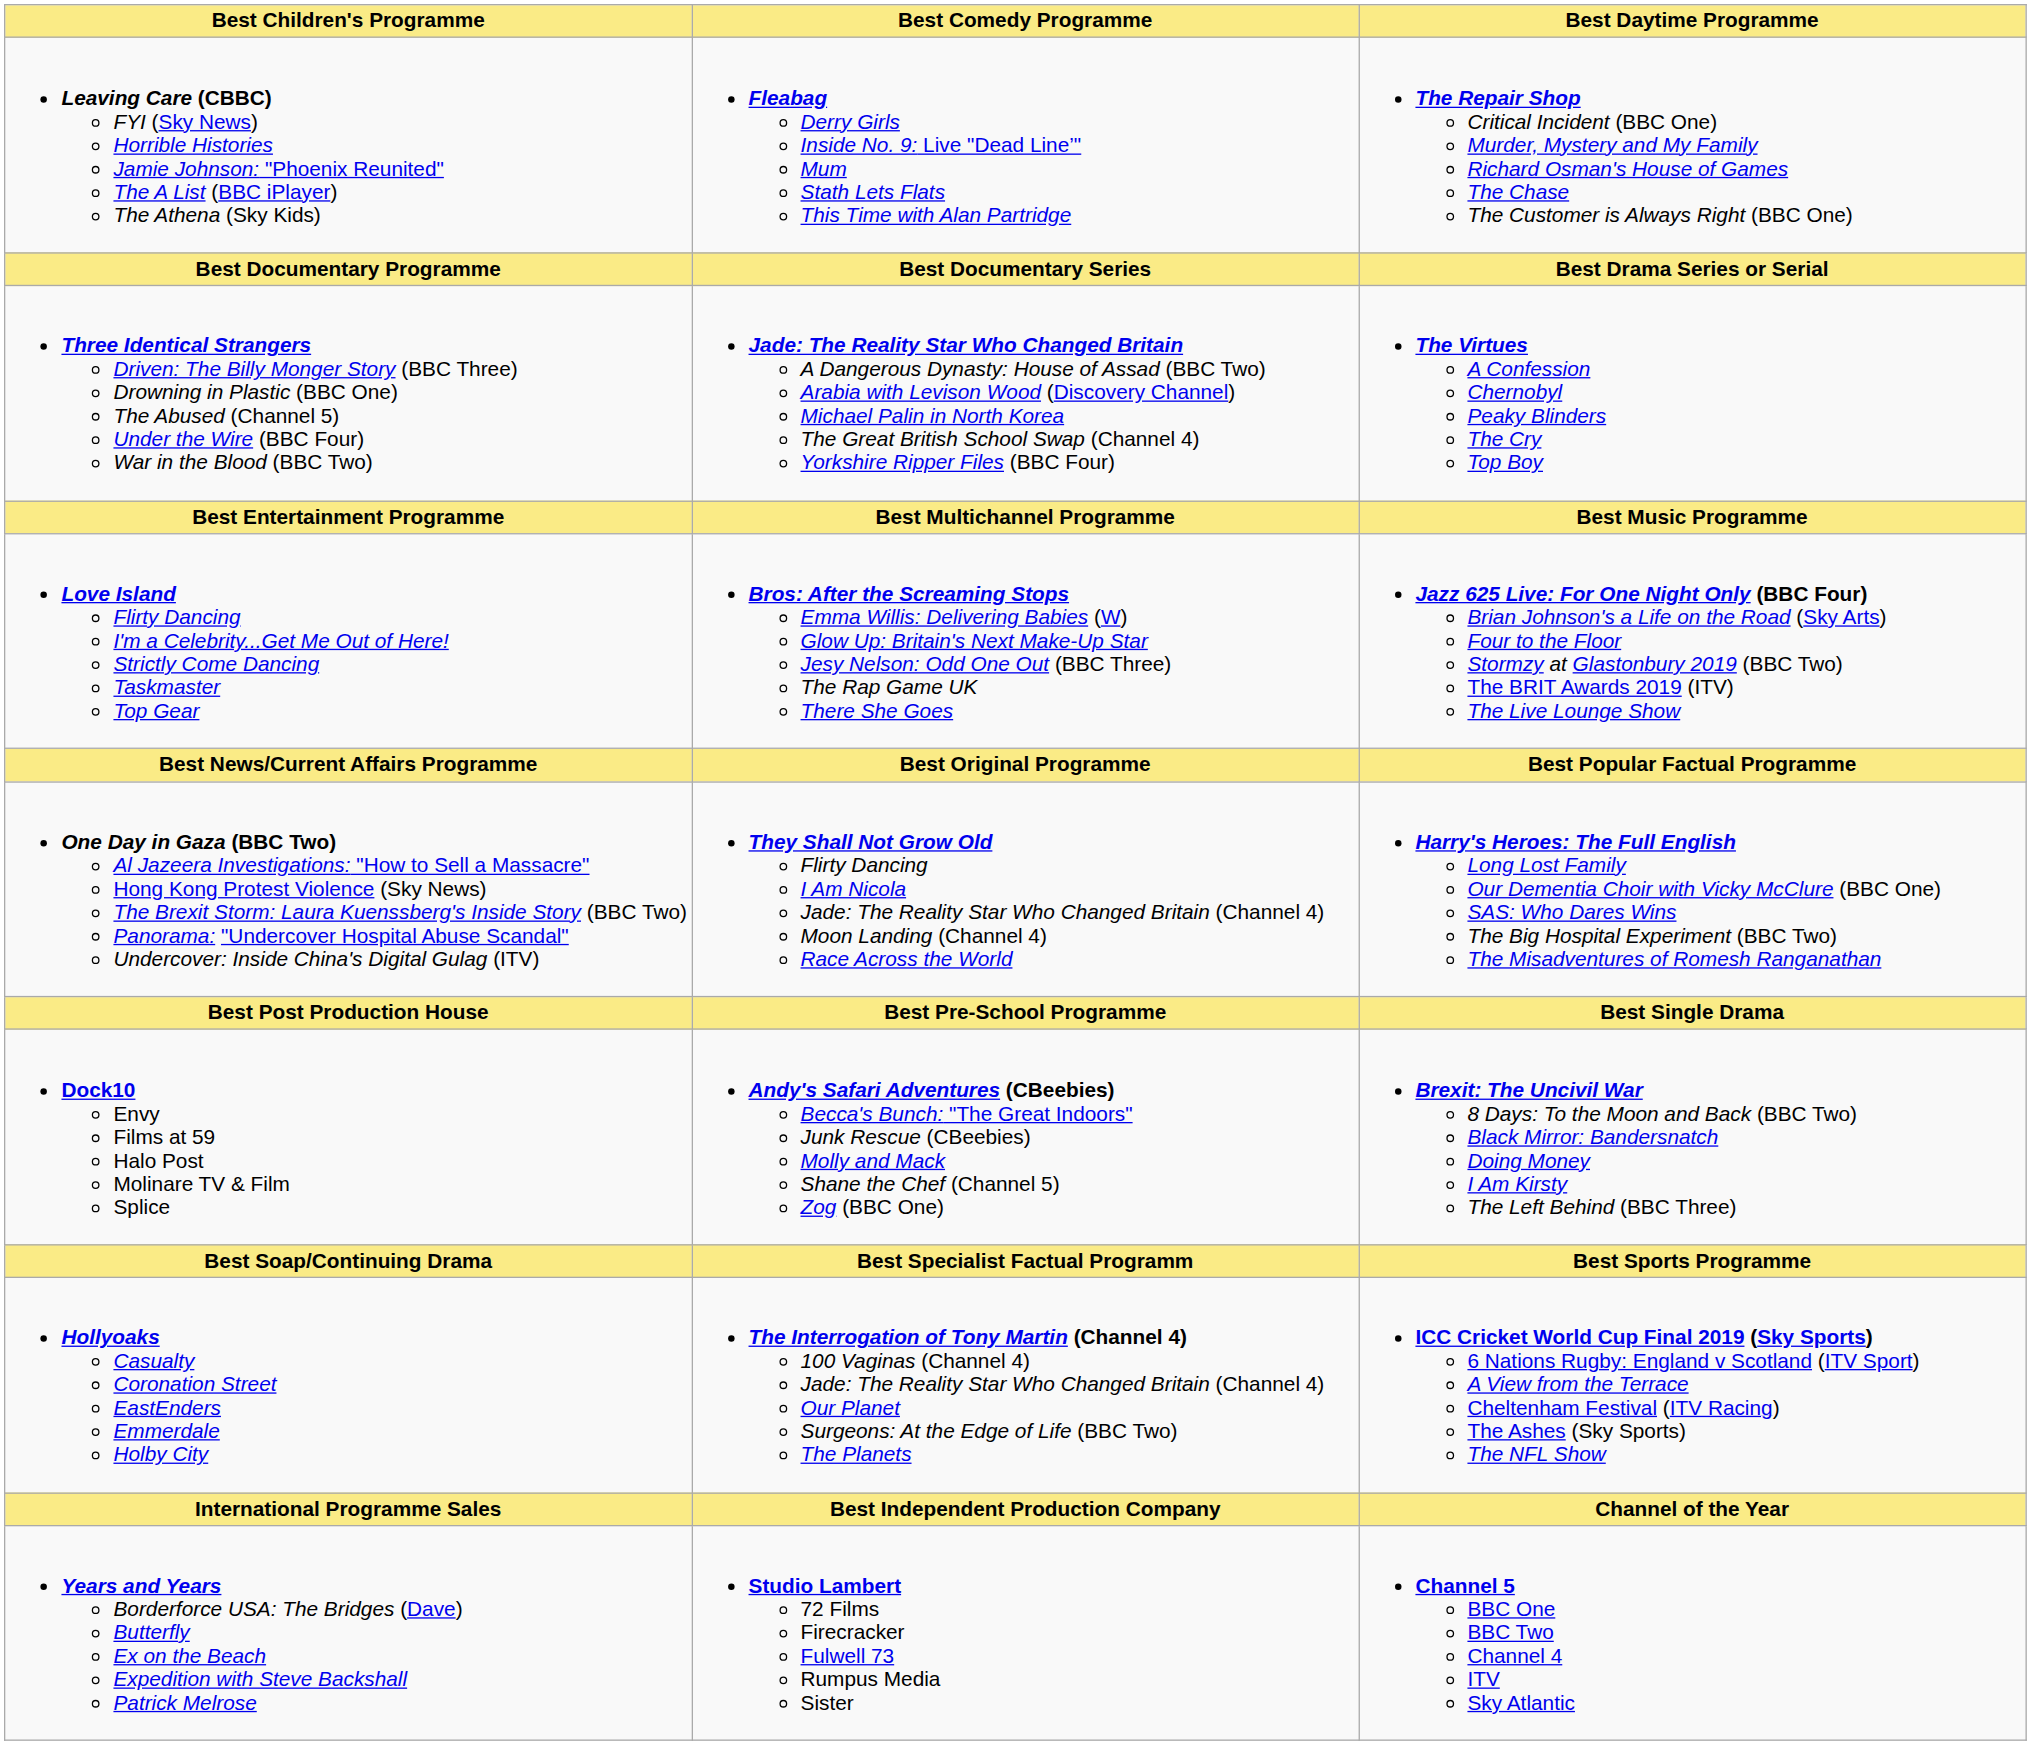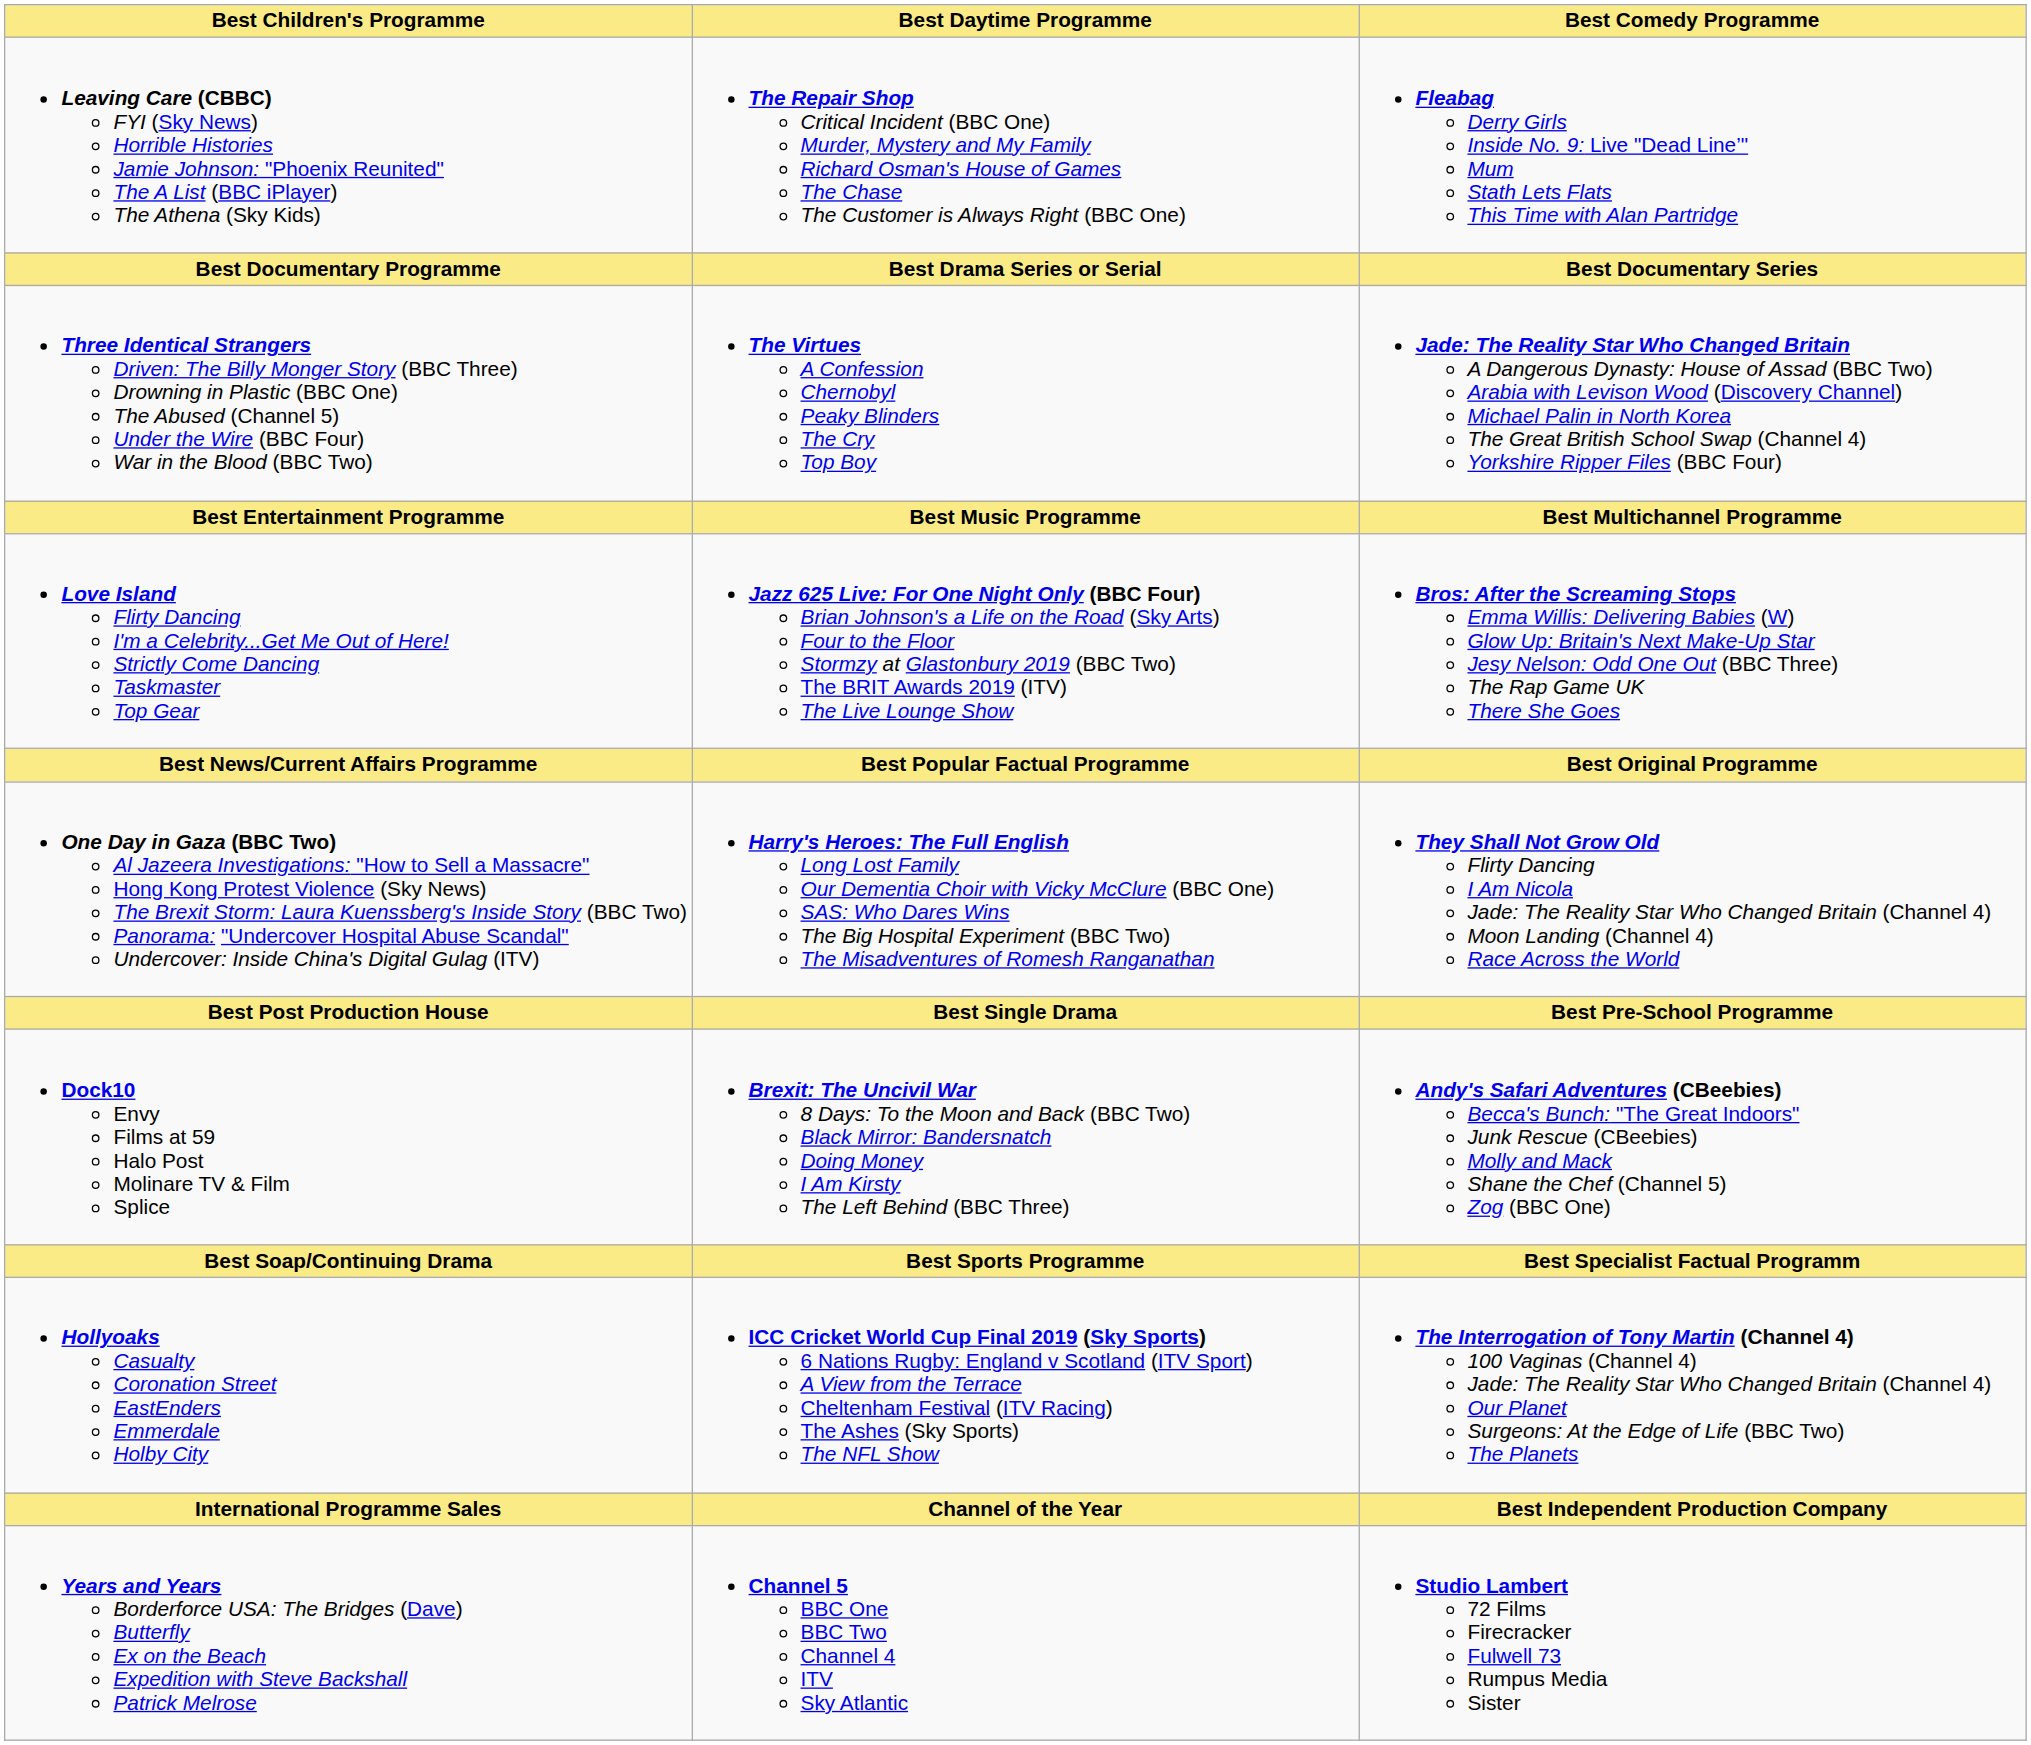columns swapped: (1025, 20) <-> (1692, 20)
